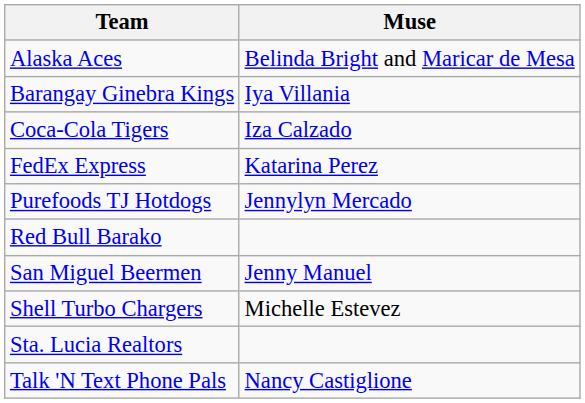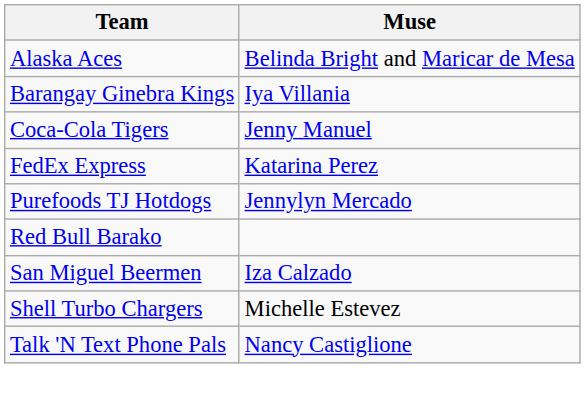(298, 129) Iza Calzado -> (308, 129) Jenny Manuel
(308, 272) Jenny Manuel -> (298, 272) Iza Calzado
- row: (96, 344)
